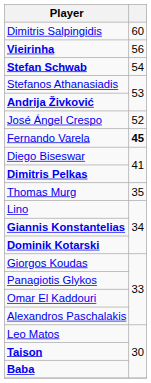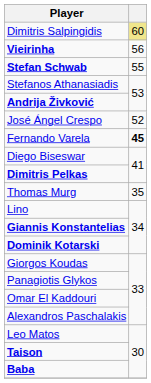(138, 31) no background -> (138, 31) khaki background
(138, 67) 54 -> (138, 67) 55
